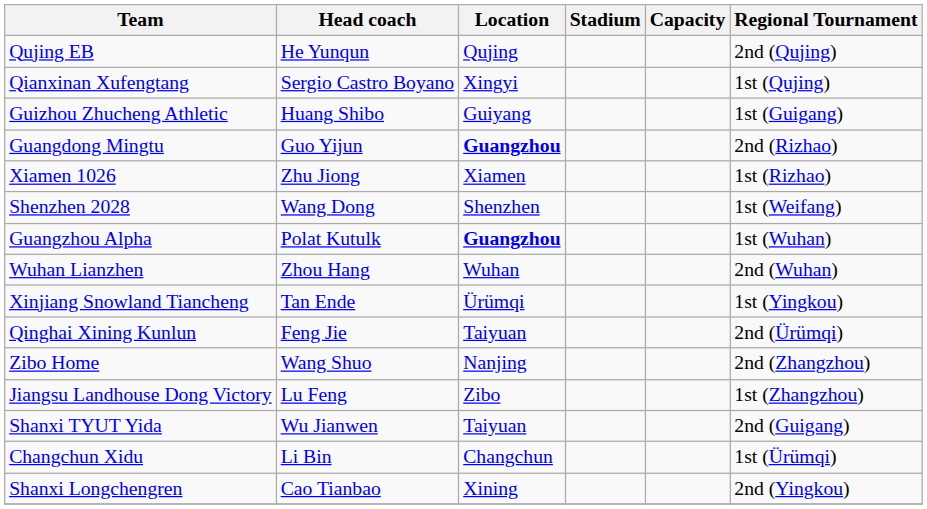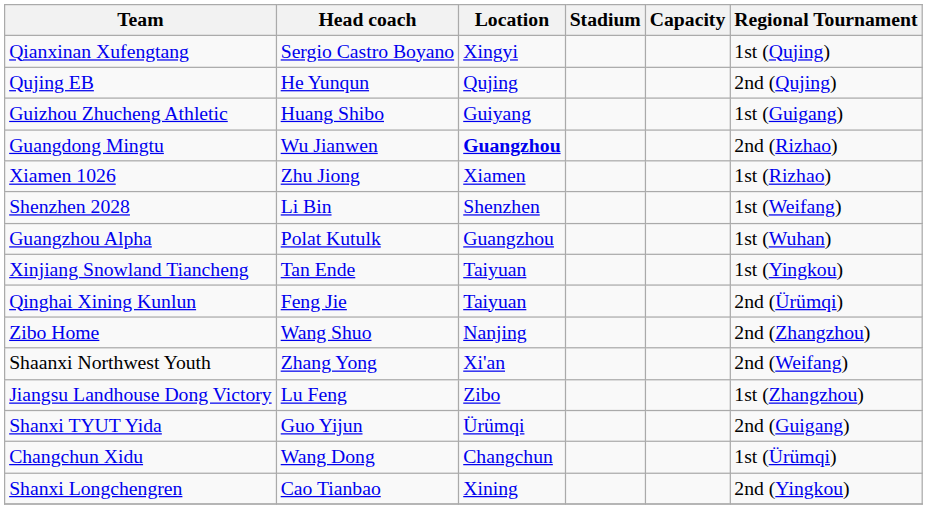rows swapped: (99, 82) <-> (52, 51)
(322, 144) Guo Yijun -> (329, 144) Wu Jianwen
(328, 207) Wang Dong -> (306, 207) Li Bin
(512, 238) bold -> (509, 238) normal
- row: (76, 269)
(494, 301) Ürümqi -> (495, 269) Taiyuan
+ row: (110, 363)
(329, 425) Wu Jianwen -> (322, 425) Guo Yijun
(495, 425) Taiyuan -> (494, 425) Ürümqi
(306, 457) Li Bin -> (328, 457) Wang Dong
